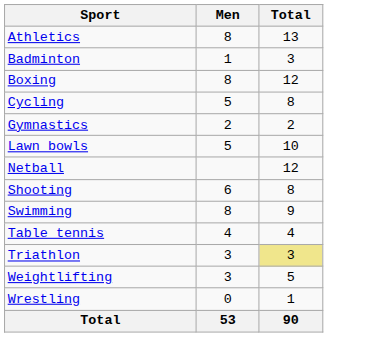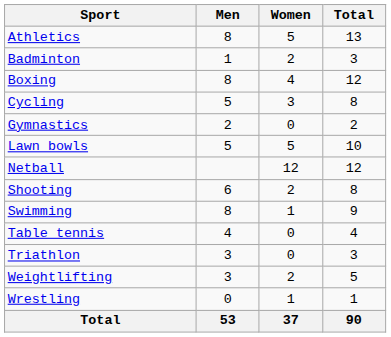+ column: (291, 15)
(291, 255) khaki background -> (354, 255) no background
